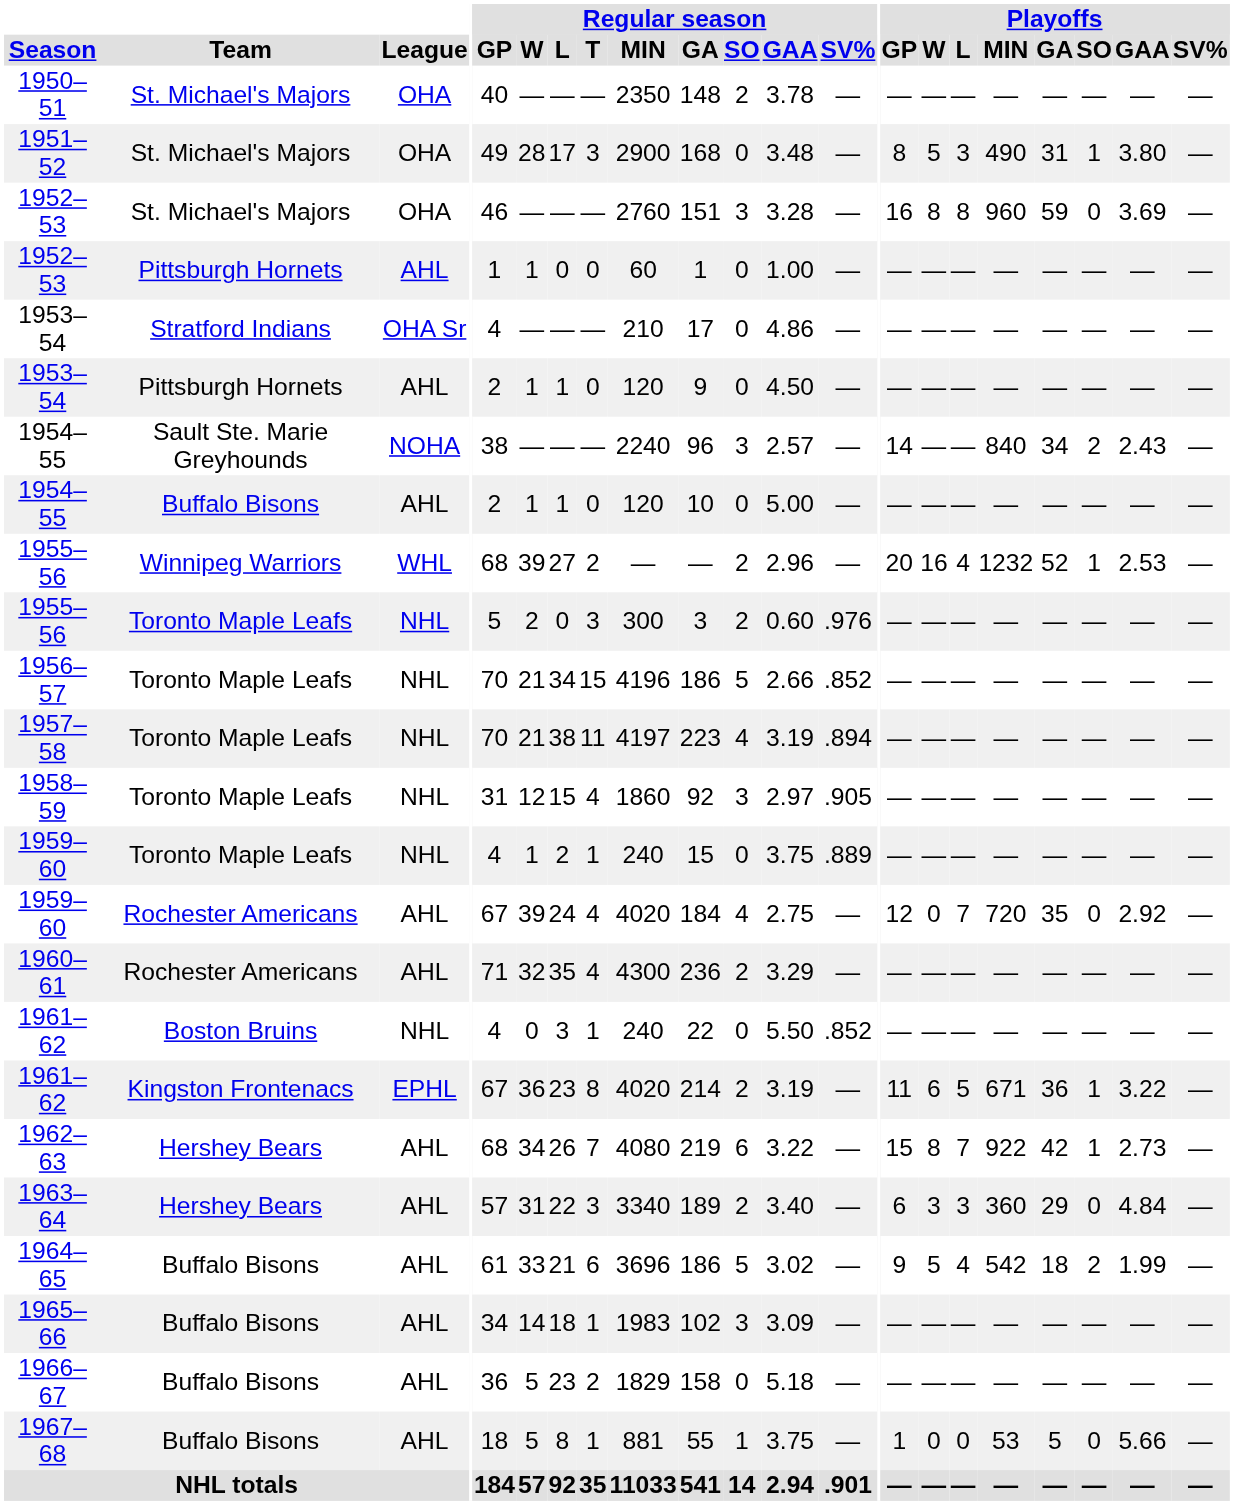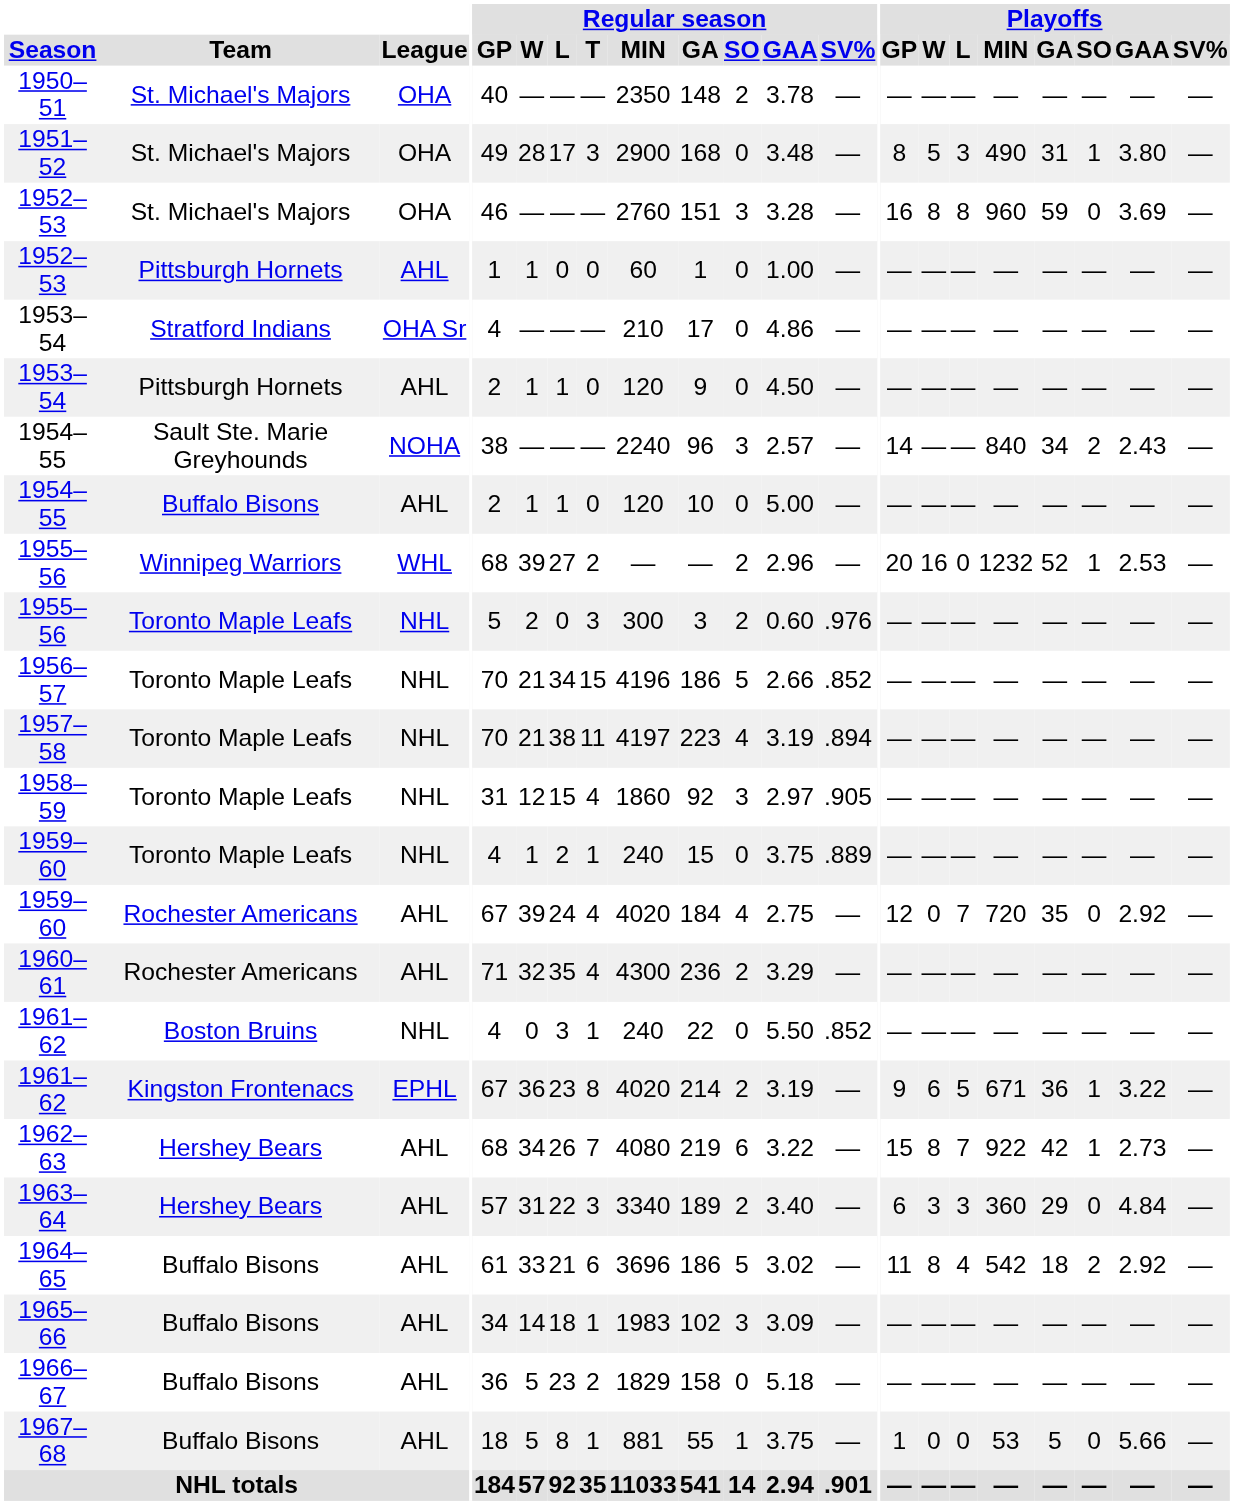(963, 562) 4 -> (963, 562) 0
(899, 1089) 11 -> (899, 1089) 9
(899, 1264) 9 -> (899, 1264) 11
(934, 1264) 5 -> (934, 1264) 8
(1142, 1264) 1.99 -> (1142, 1264) 2.92
